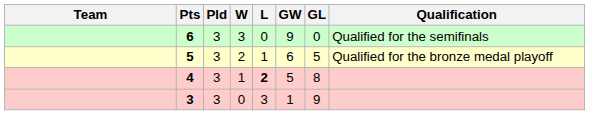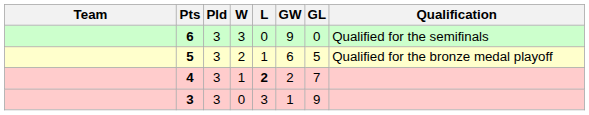(290, 78) 5 -> (290, 78) 2
(317, 78) 8 -> (317, 78) 7
